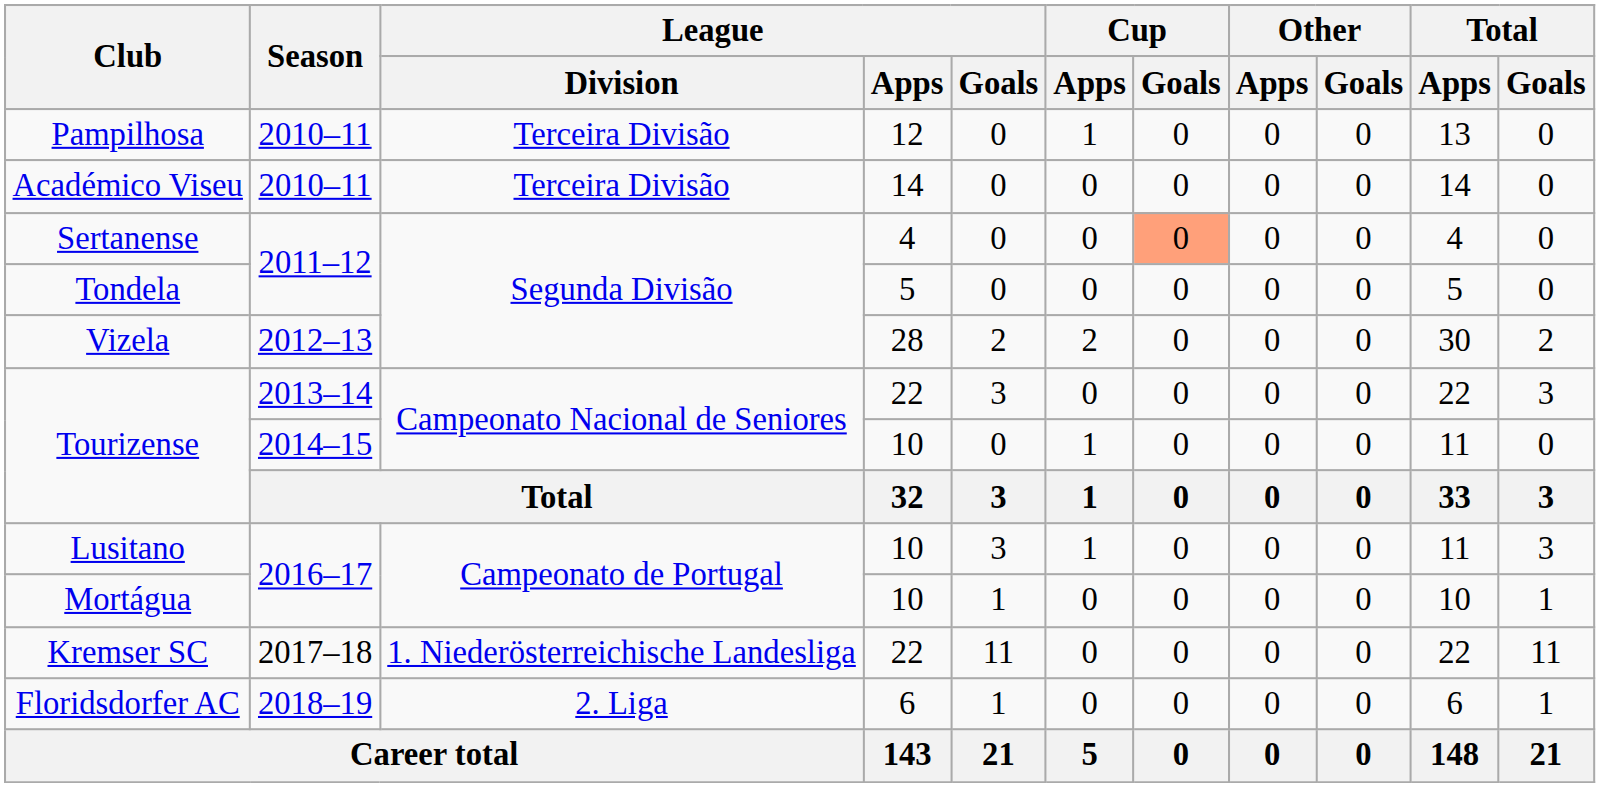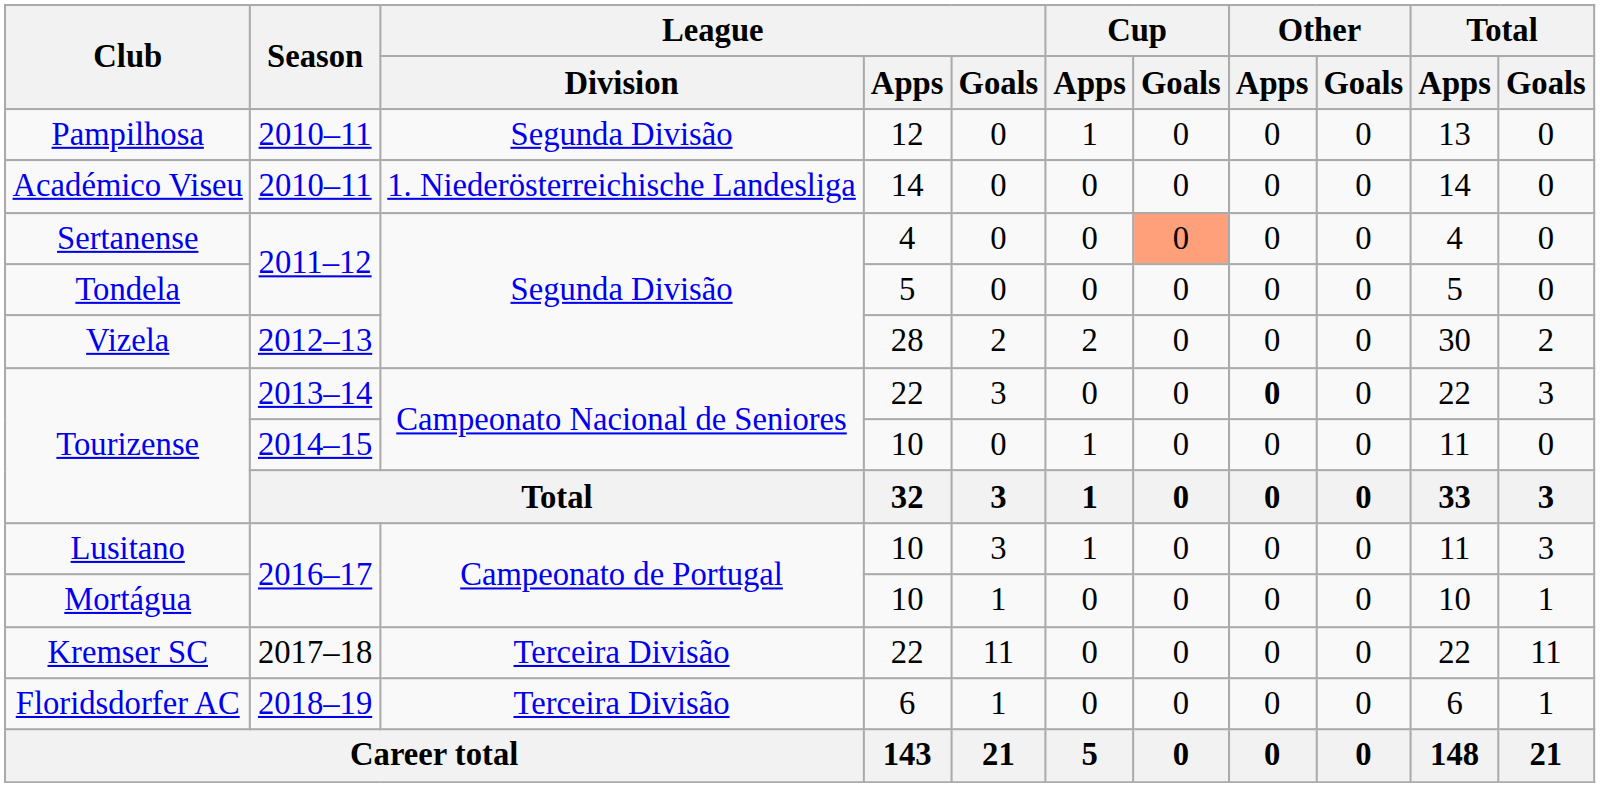(622, 133) Terceira Divisão -> (622, 133) Segunda Divisão
(622, 185) Terceira Divisão -> (622, 185) 1. Niederösterreichische Landesliga
(1272, 392) normal -> (1272, 392) bold
(622, 651) 1. Niederösterreichische Landesliga -> (622, 651) Terceira Divisão
(622, 703) 2. Liga -> (622, 703) Terceira Divisão
